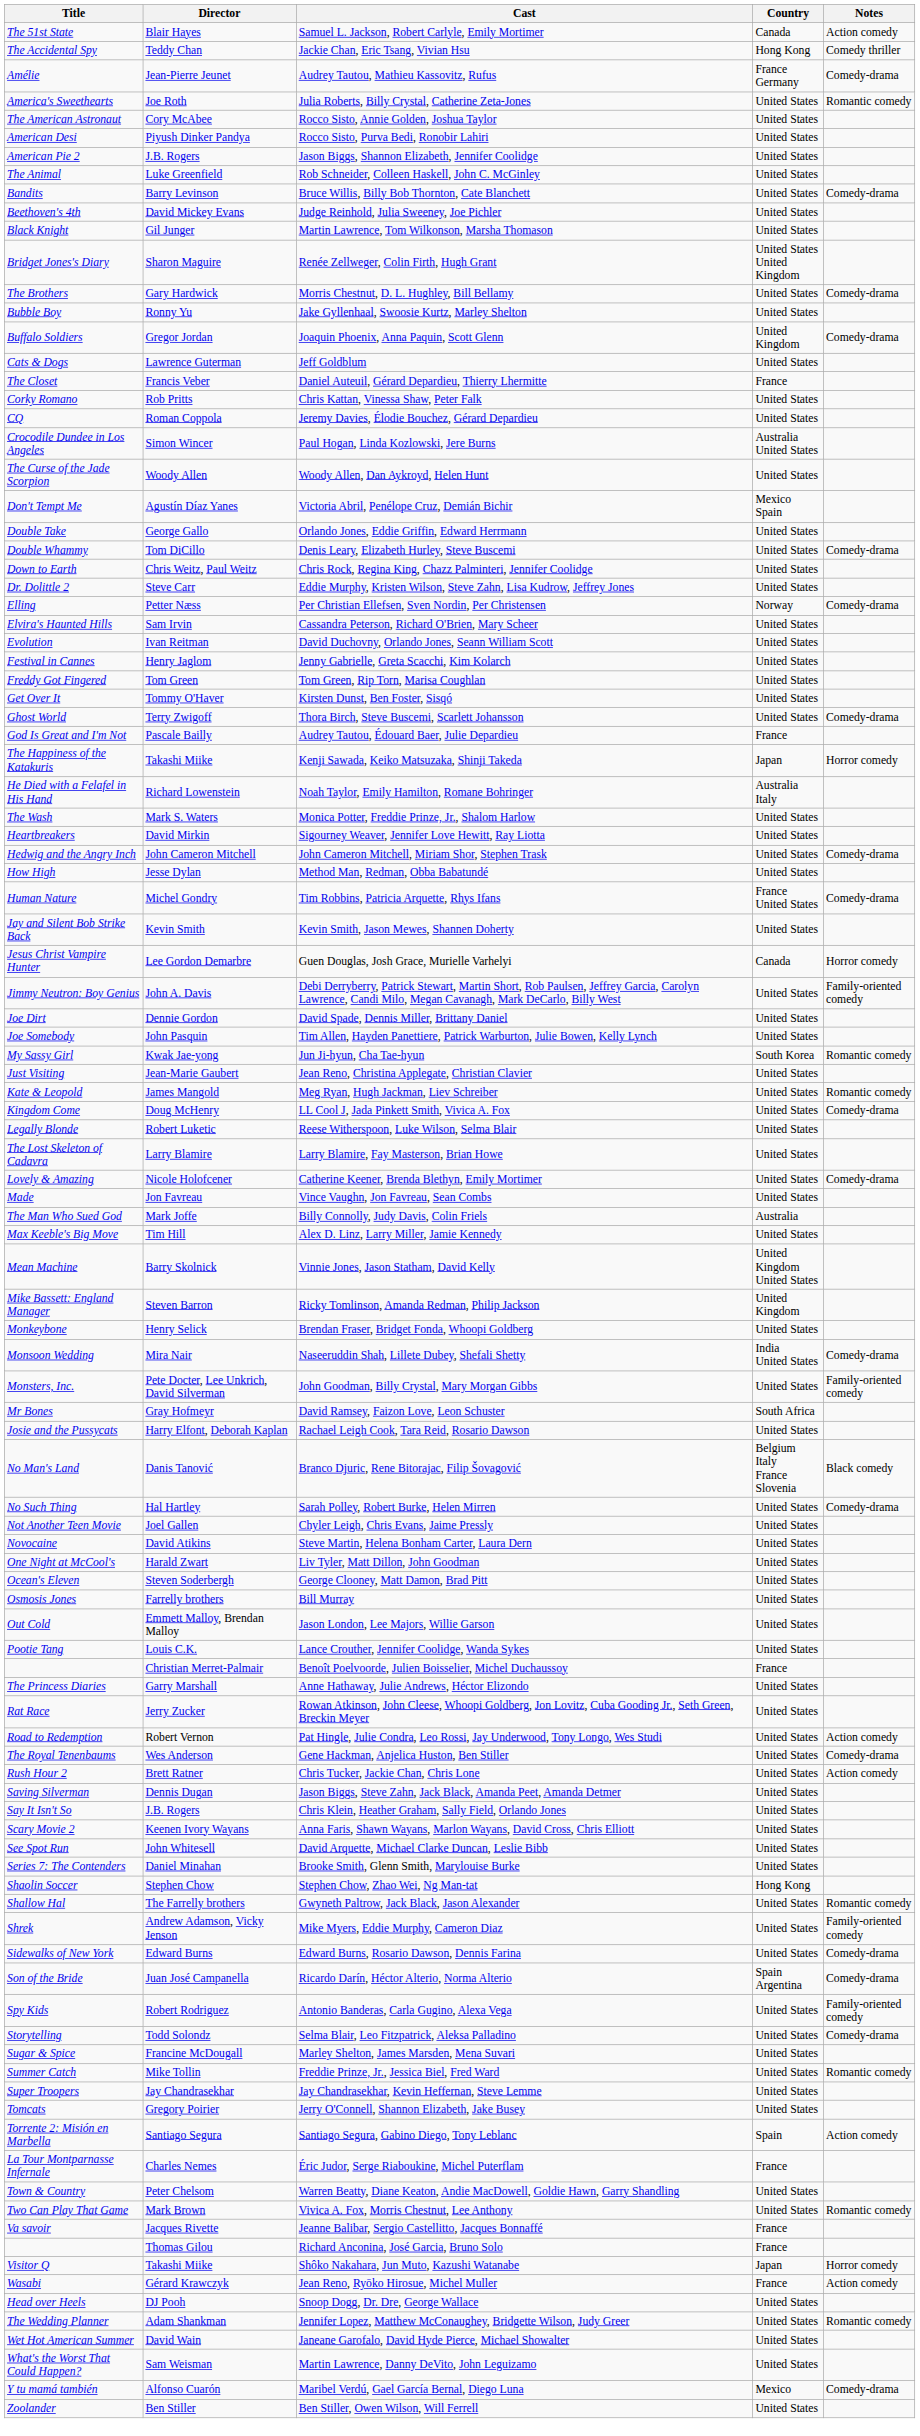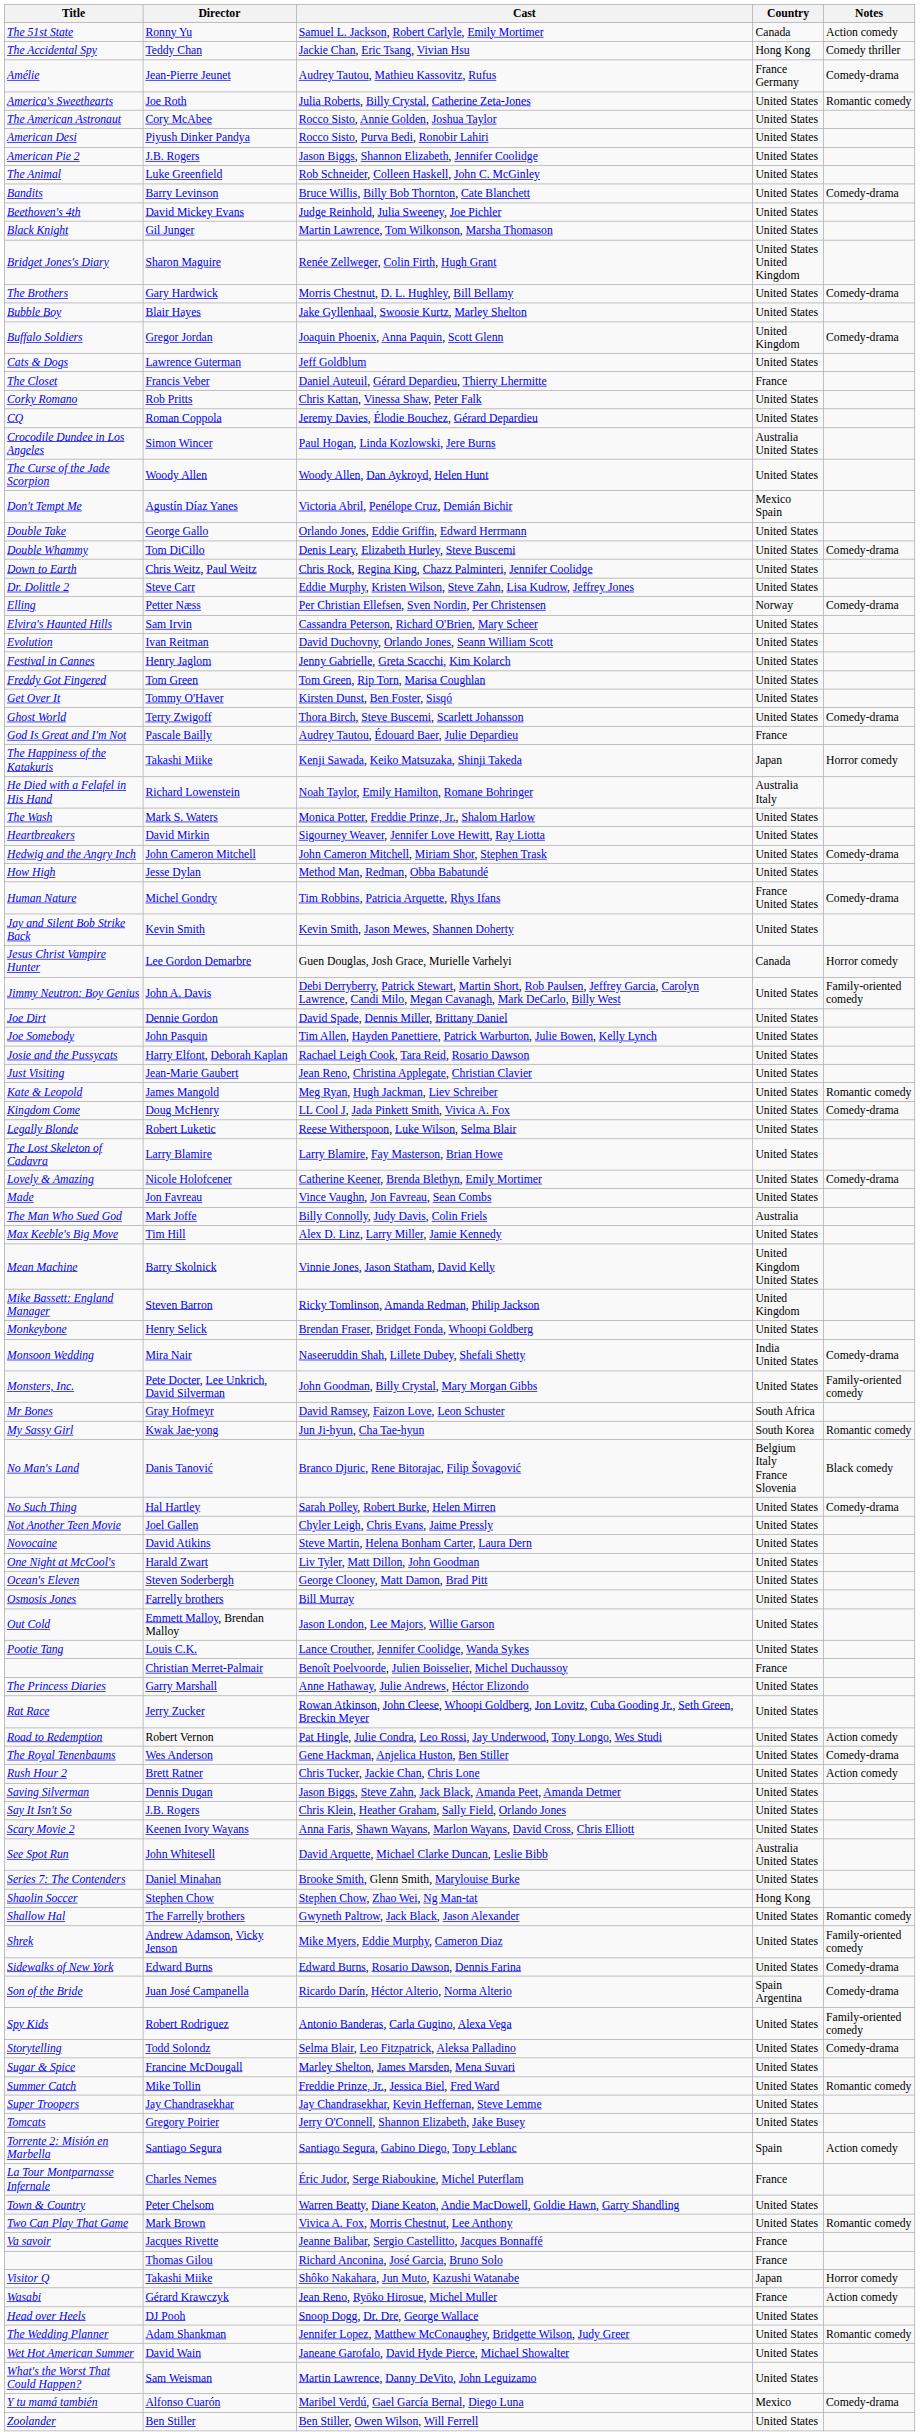(173, 32) Blair Hayes -> (169, 32) Ronny Yu
(169, 312) Ronny Yu -> (173, 312) Blair Hayes
rows swapped: (414, 1430) <-> (361, 1055)
(787, 1848) United States -> (787, 1854) Australia United States
